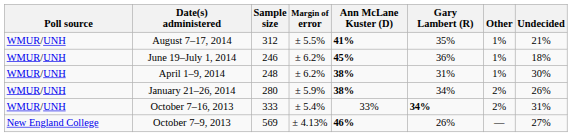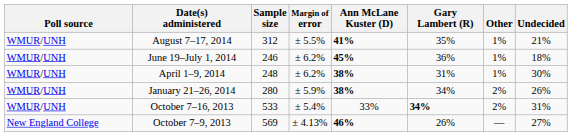(270, 106) 333 -> (270, 106) 533
